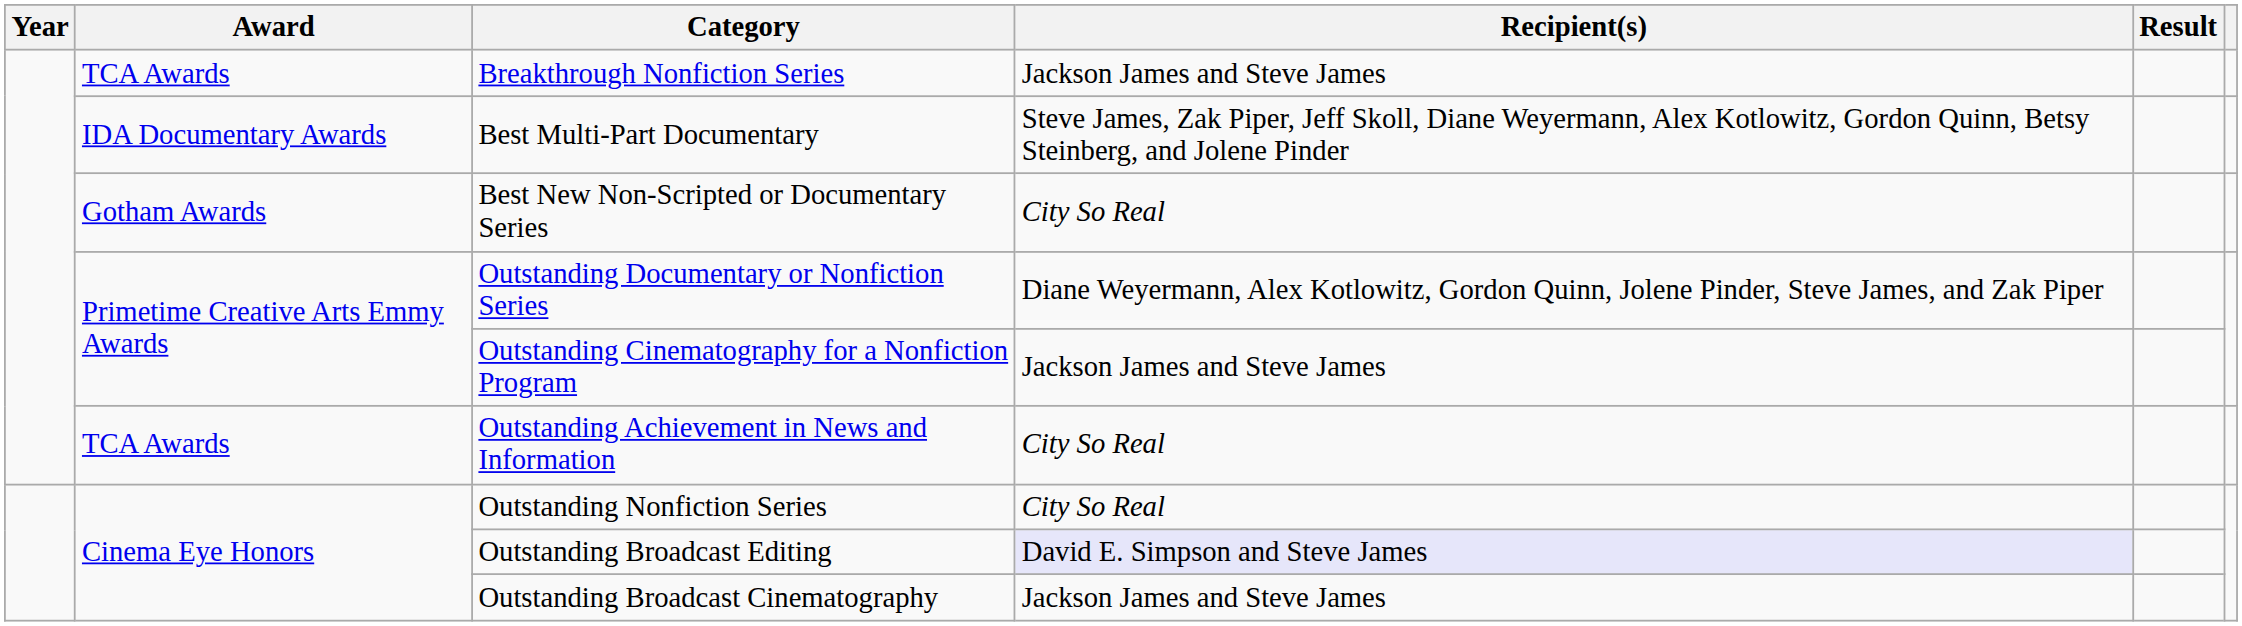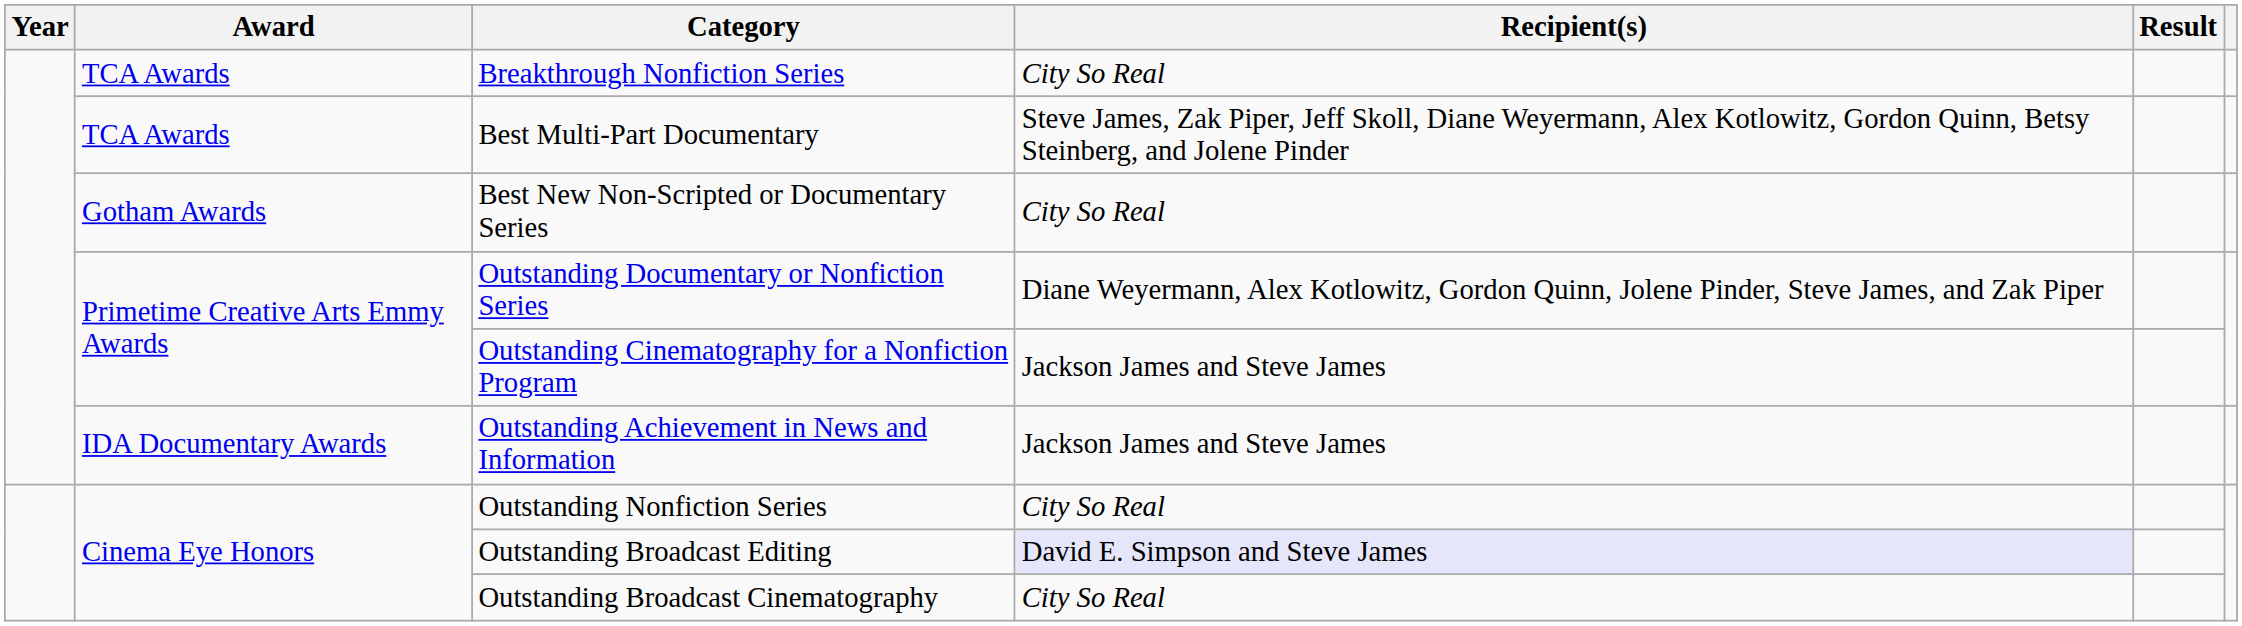(1204, 72) Jackson James and Steve James -> (1093, 72) City So Real
(234, 134) IDA Documentary Awards -> (156, 134) TCA Awards
(156, 444) TCA Awards -> (234, 444) IDA Documentary Awards
(1093, 444) City So Real -> (1204, 444) Jackson James and Steve James
(1204, 597) Jackson James and Steve James -> (1093, 597) City So Real
